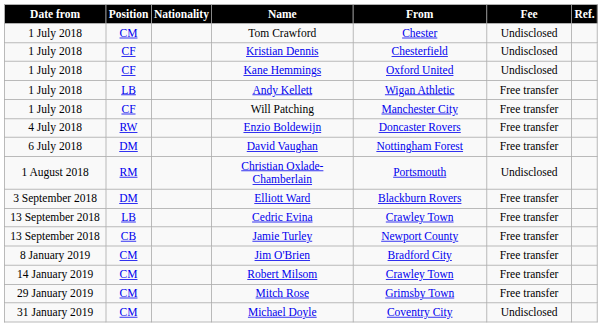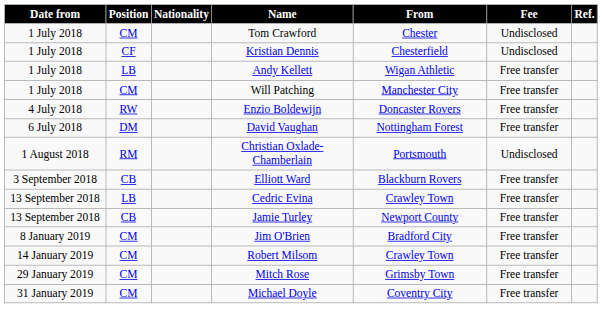- row: (282, 71)
(128, 109) CF -> (129, 90) CM
(128, 198) DM -> (128, 179) CB
(529, 312) Undisclosed -> (529, 293) Free transfer
